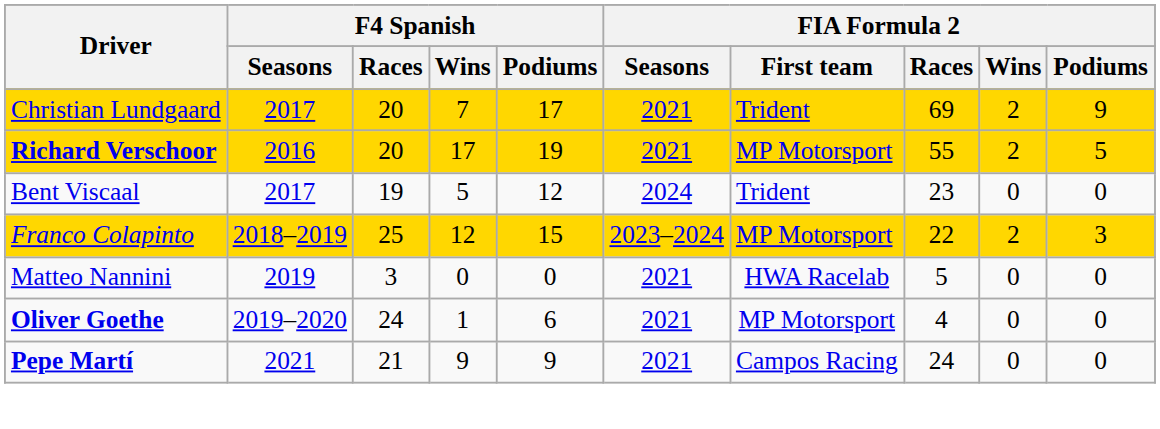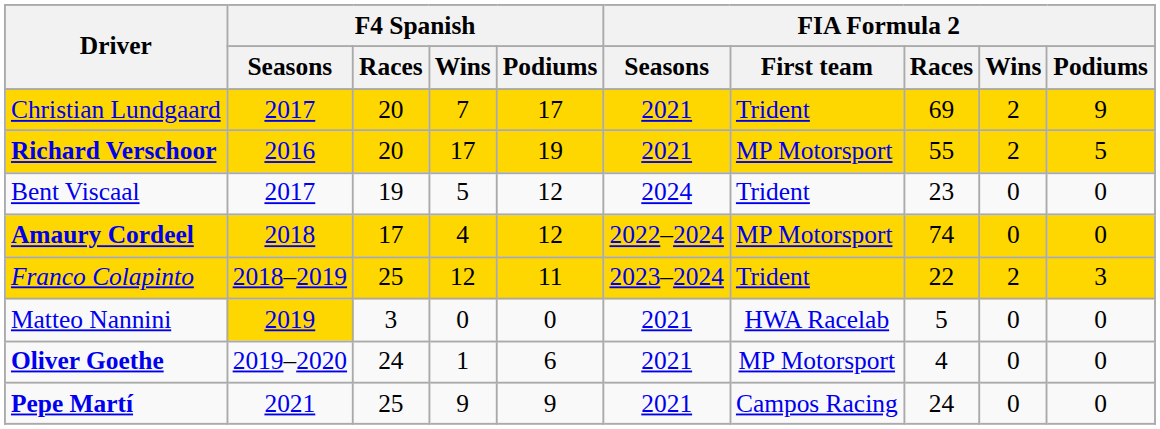+ row: (102, 234)
(550, 234) 15 -> (550, 276) 11
(814, 234) MP Motorsport -> (773, 276) Trident
(290, 276) no background -> (290, 318) gold background
(391, 360) 21 -> (391, 402) 25
